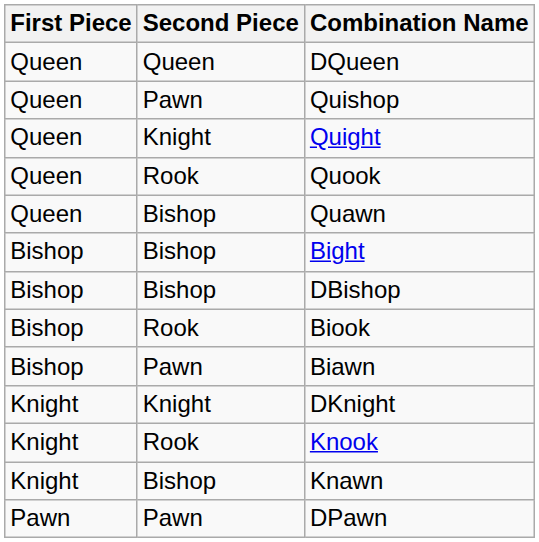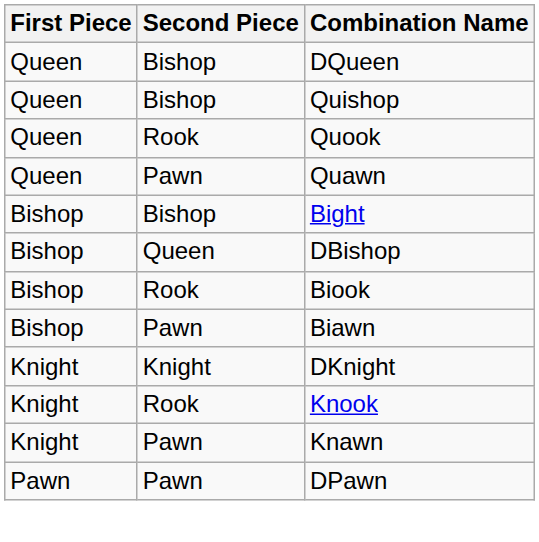(179, 61) Queen -> (179, 61) Bishop
(173, 99) Pawn -> (179, 99) Bishop
- row: (345, 137)
(179, 213) Bishop -> (173, 175) Pawn
(179, 289) Bishop -> (179, 251) Queen
(179, 480) Bishop -> (173, 442) Pawn
